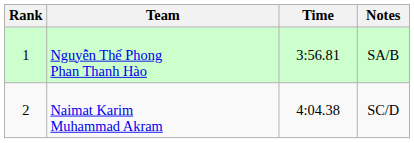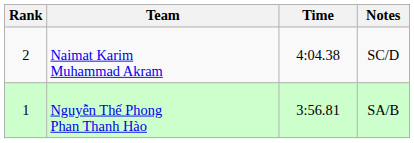rows swapped: (106, 63) <-> (107, 118)
